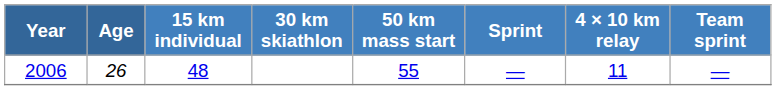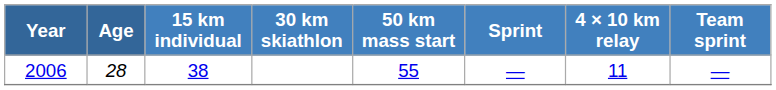(116, 70) 26 -> (116, 70) 28
(198, 70) 48 -> (198, 70) 38
